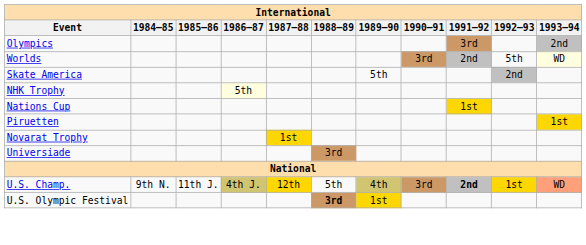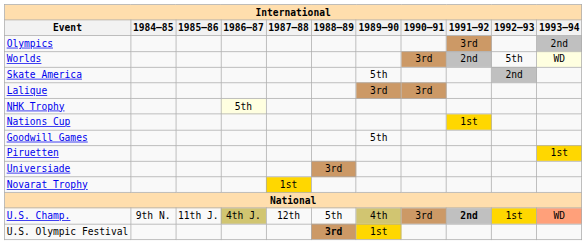+ row: (27, 91)
+ row: (47, 138)
rows swapped: (47, 138) <-> (39, 153)
(289, 185) gold background -> (289, 216) no background
